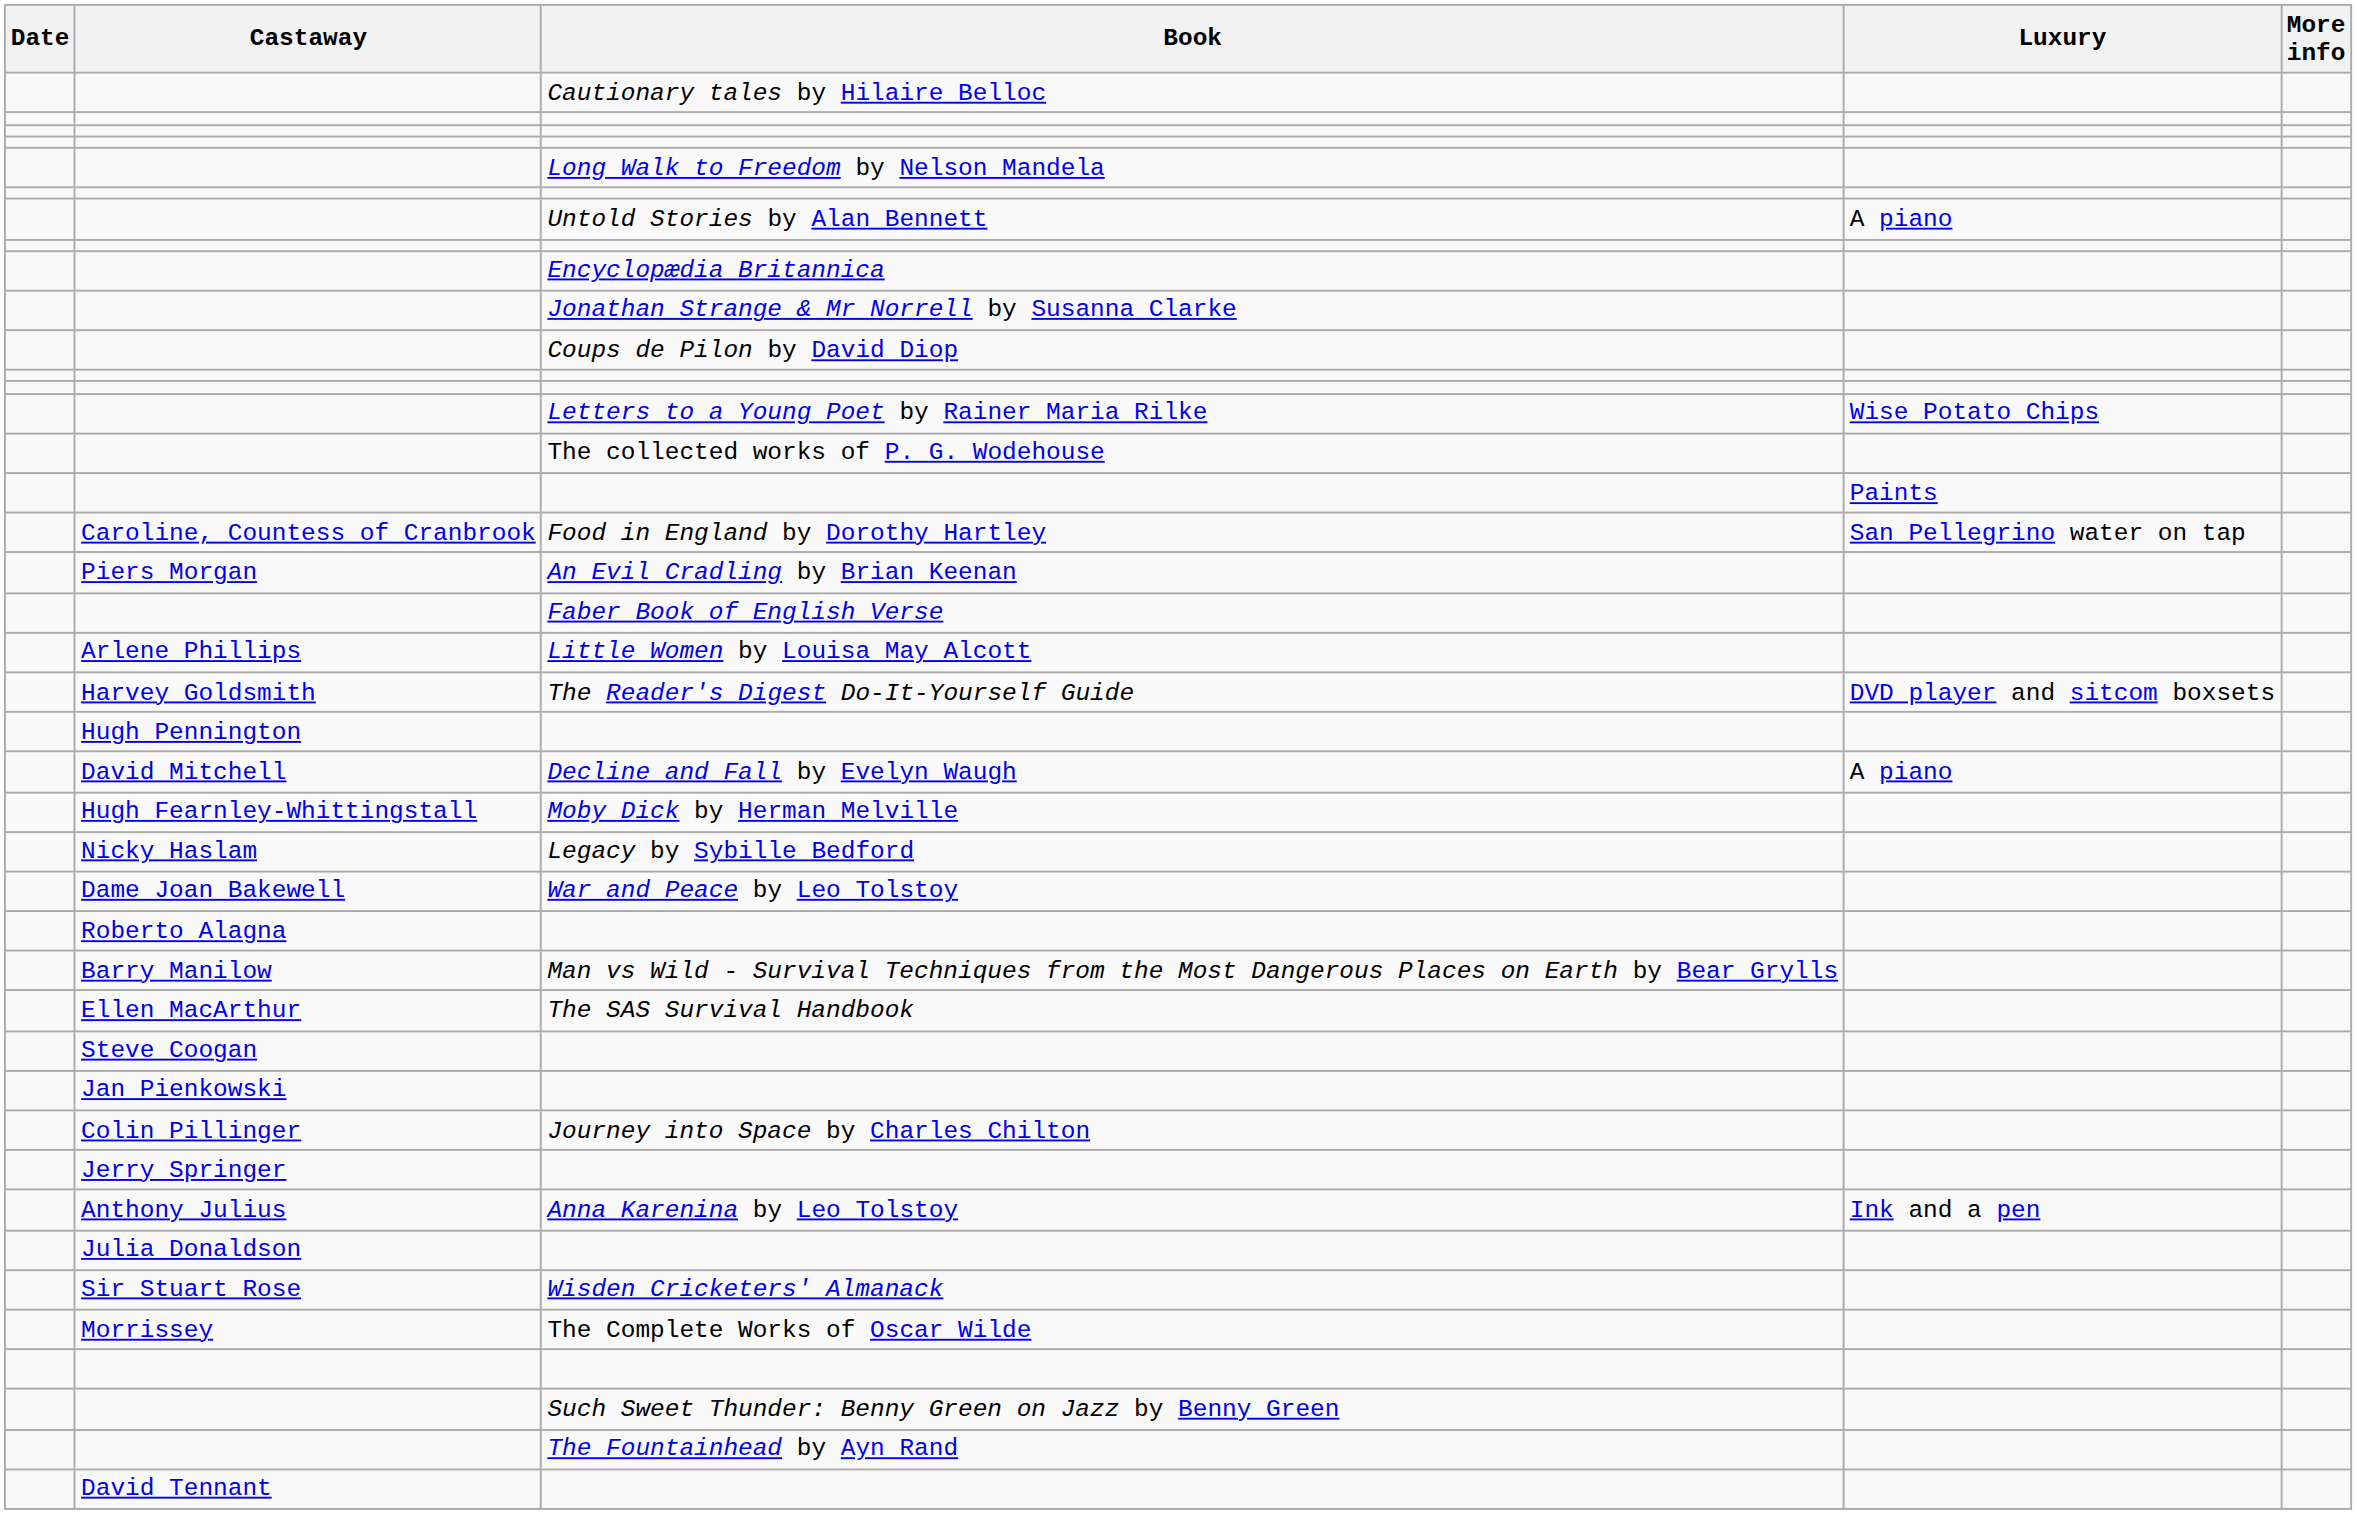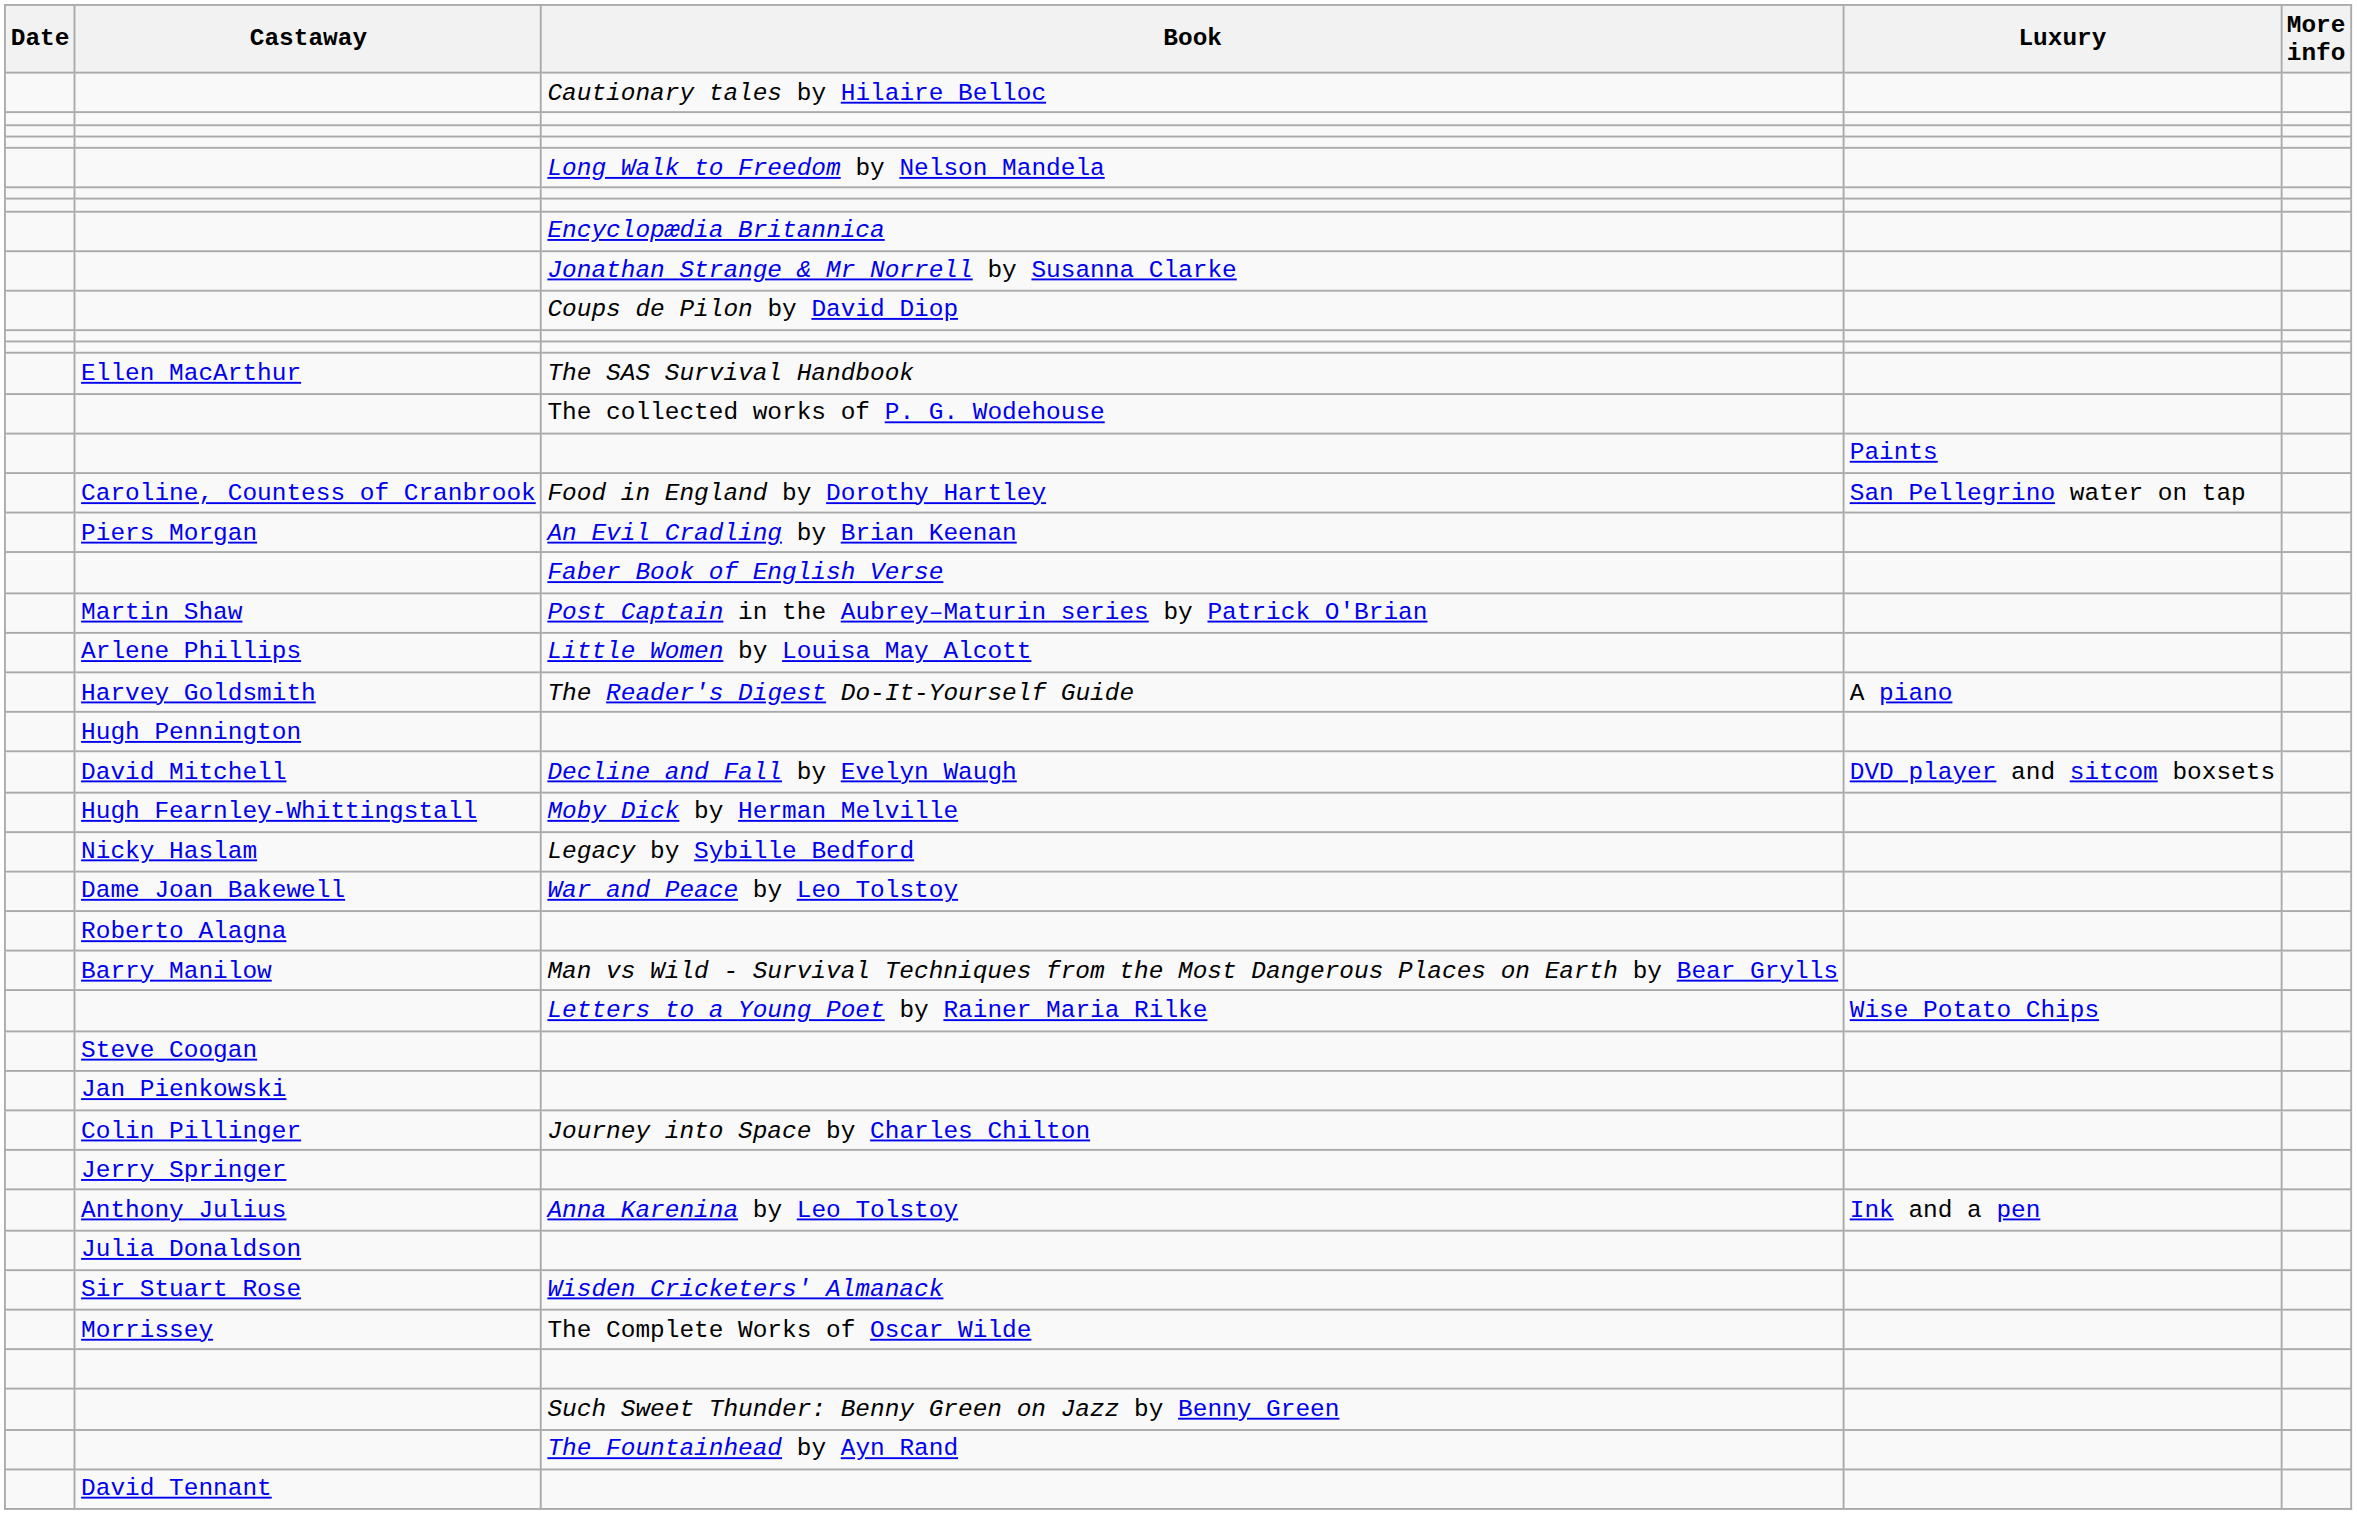- row: (308, 219)
rows swapped: (308, 413) <-> (191, 1011)
+ row: (162, 612)
(2062, 692) DVD player and sitcom boxsets -> (1901, 692) A piano
(1901, 772) A piano -> (2062, 772) DVD player and sitcom boxsets
